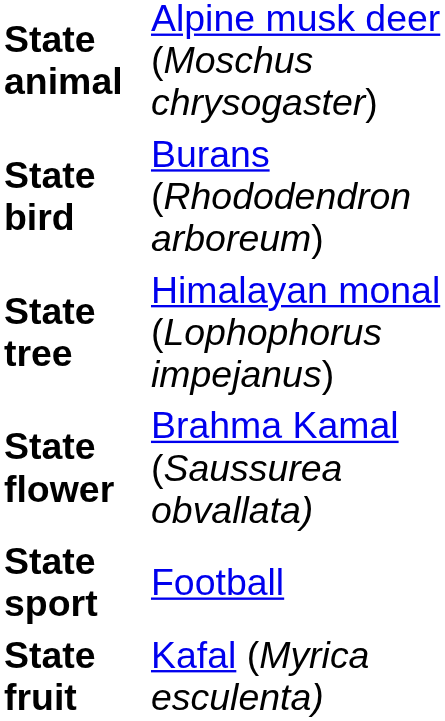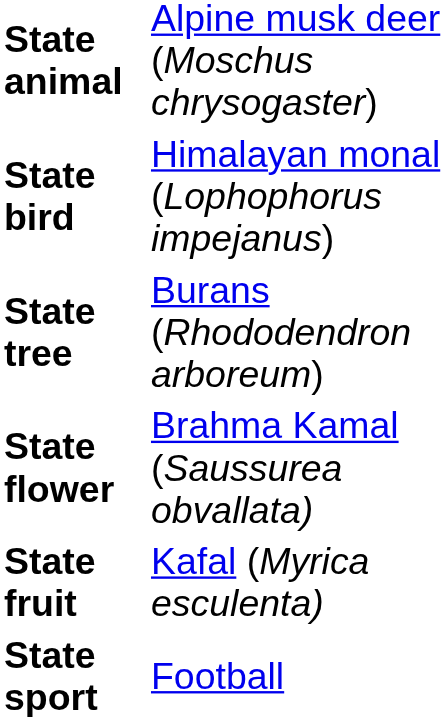(281, 196) Burans (Rhododendron arboreum) -> (296, 196) Himalayan monal (Lophophorus impejanus)
(296, 332) Himalayan monal (Lophophorus impejanus) -> (281, 332) Burans (Rhododendron arboreum)
rows swapped: (50, 676) <-> (51, 582)
